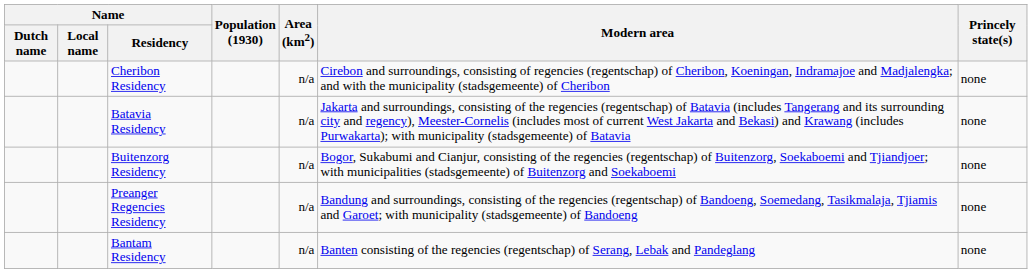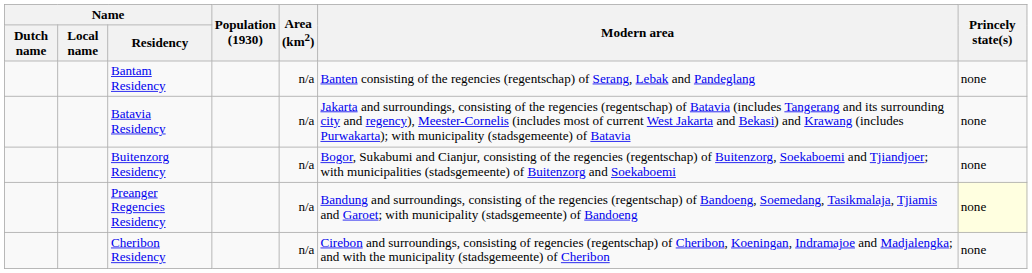rows swapped: (138, 250) <-> (138, 78)
(973, 207) no background -> (973, 207) lightyellow background
